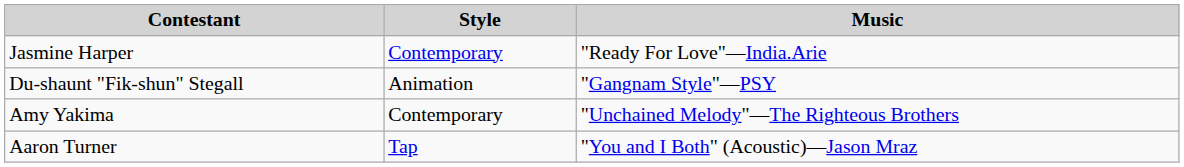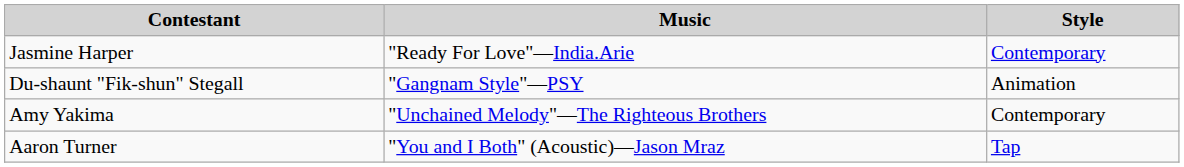columns swapped: (480, 20) <-> (878, 20)
